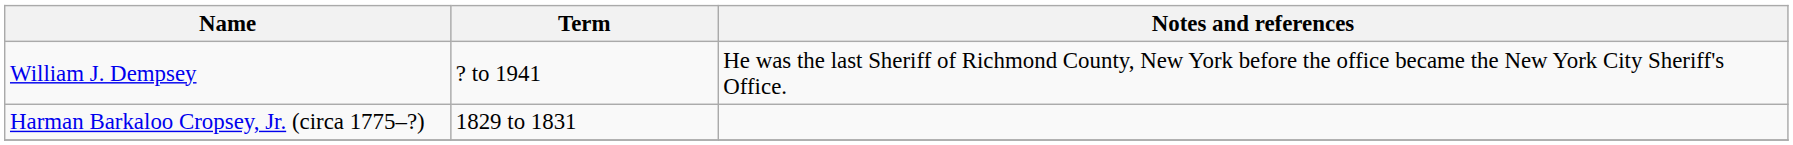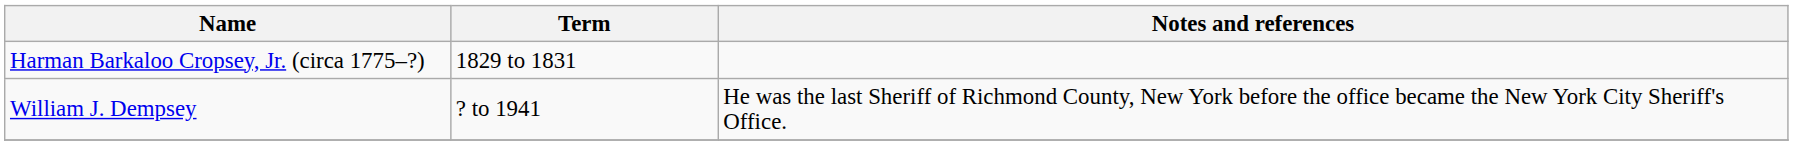rows swapped: (217, 121) <-> (103, 72)
